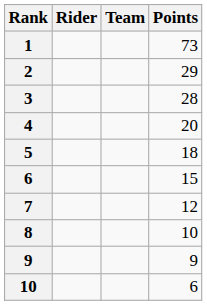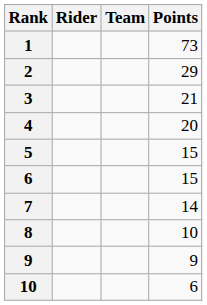(190, 98) 28 -> (190, 98) 21
(190, 152) 18 -> (190, 152) 15
(190, 206) 12 -> (190, 206) 14
